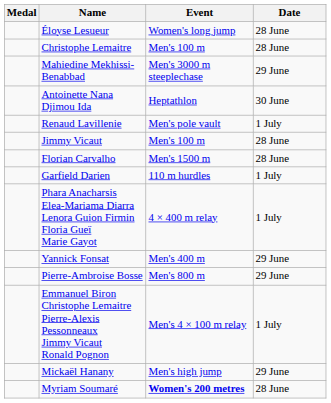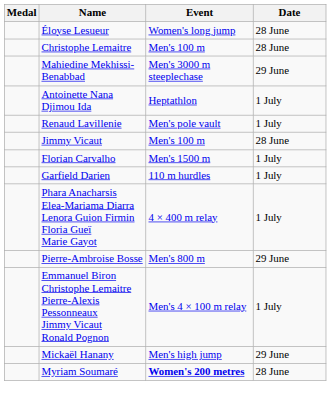(272, 100) 30 June -> (269, 100) 1 July
(272, 158) 28 June -> (269, 158) 1 July
- row: (75, 259)
